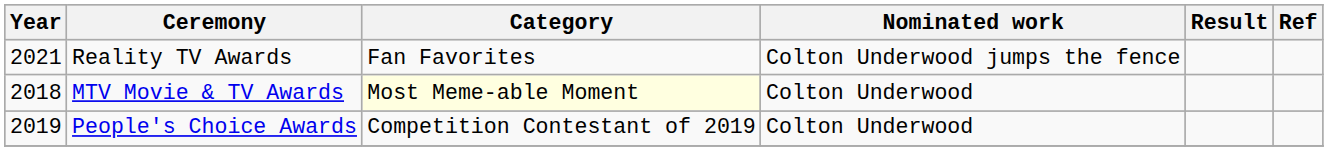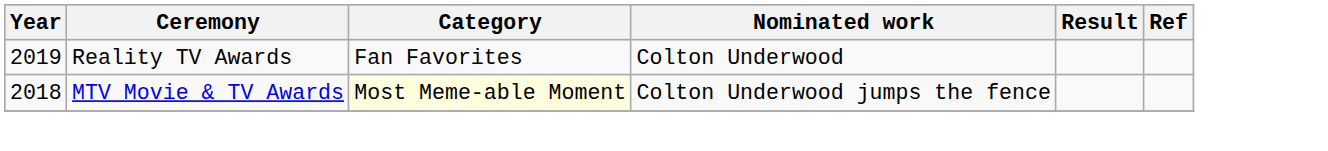(36, 58) 2021 -> (36, 58) 2019
(973, 58) Colton Underwood jumps the fence -> (740, 58) Colton Underwood
(870, 93) Colton Underwood -> (844, 93) Colton Underwood jumps the fence
- row: (215, 128)
